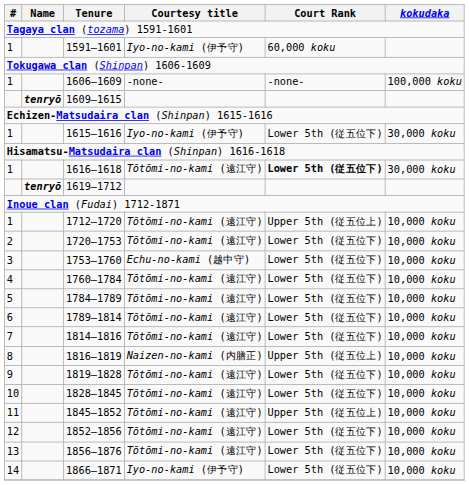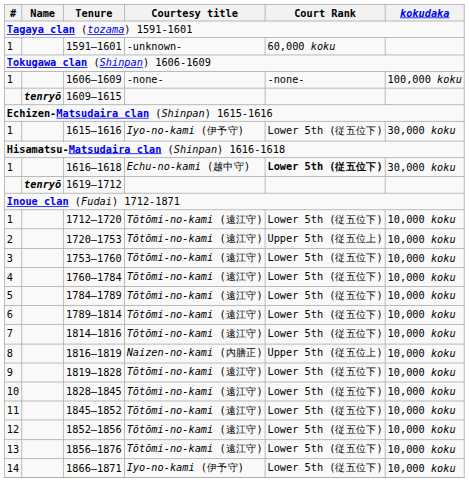(185, 47) Iyo-no-kami (伊予守) -> (154, 46) -unknown-
(195, 169) Tōtōmi-no-kami (遠江守) -> (188, 167) Echu-no-kami (越中守)
(325, 222) Upper 5th (従五位上) -> (325, 219) Lower 5th (従五位下)
(325, 241) Lower 5th (従五位下) -> (325, 238) Upper 5th (従五位上)
(188, 260) Echu-no-kami (越中守) -> (195, 257) Tōtōmi-no-kami (遠江守)
(325, 413) Upper 5th (従五位上) -> (325, 410) Lower 5th (従五位下)
